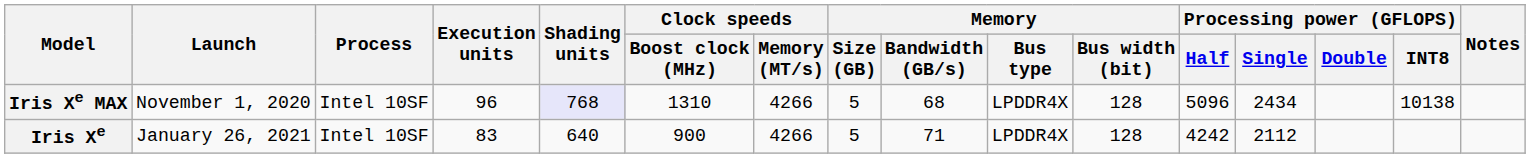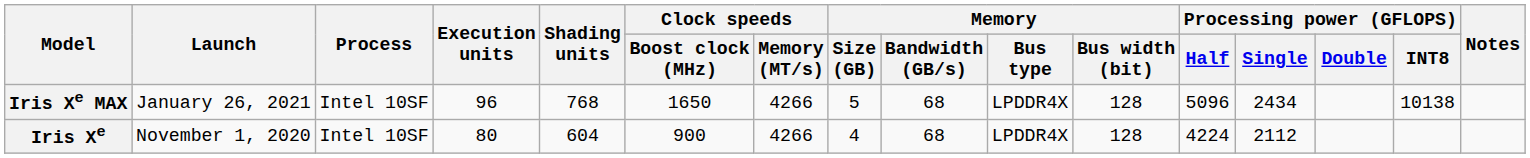(223, 102) November 1, 2020 -> (223, 102) January 26, 2021
(583, 102) lavender background -> (583, 102) no background
(689, 102) 1310 -> (689, 102) 1650
(223, 136) January 26, 2021 -> (223, 136) November 1, 2020
(486, 136) 83 -> (486, 136) 80
(583, 136) 640 -> (583, 136) 604
(854, 136) 5 -> (854, 136) 4
(934, 136) 71 -> (934, 136) 68
(1207, 136) 4242 -> (1207, 136) 4224
